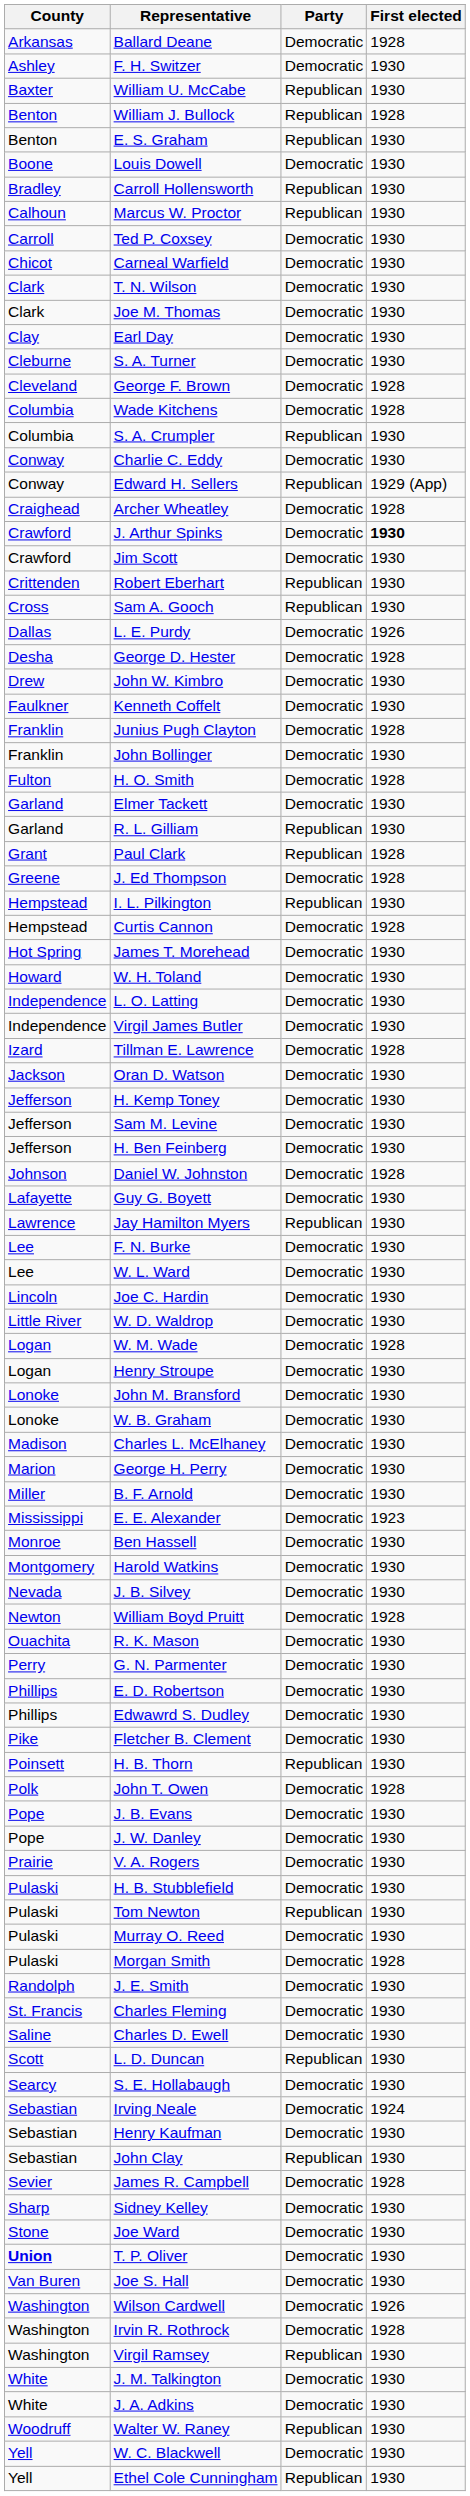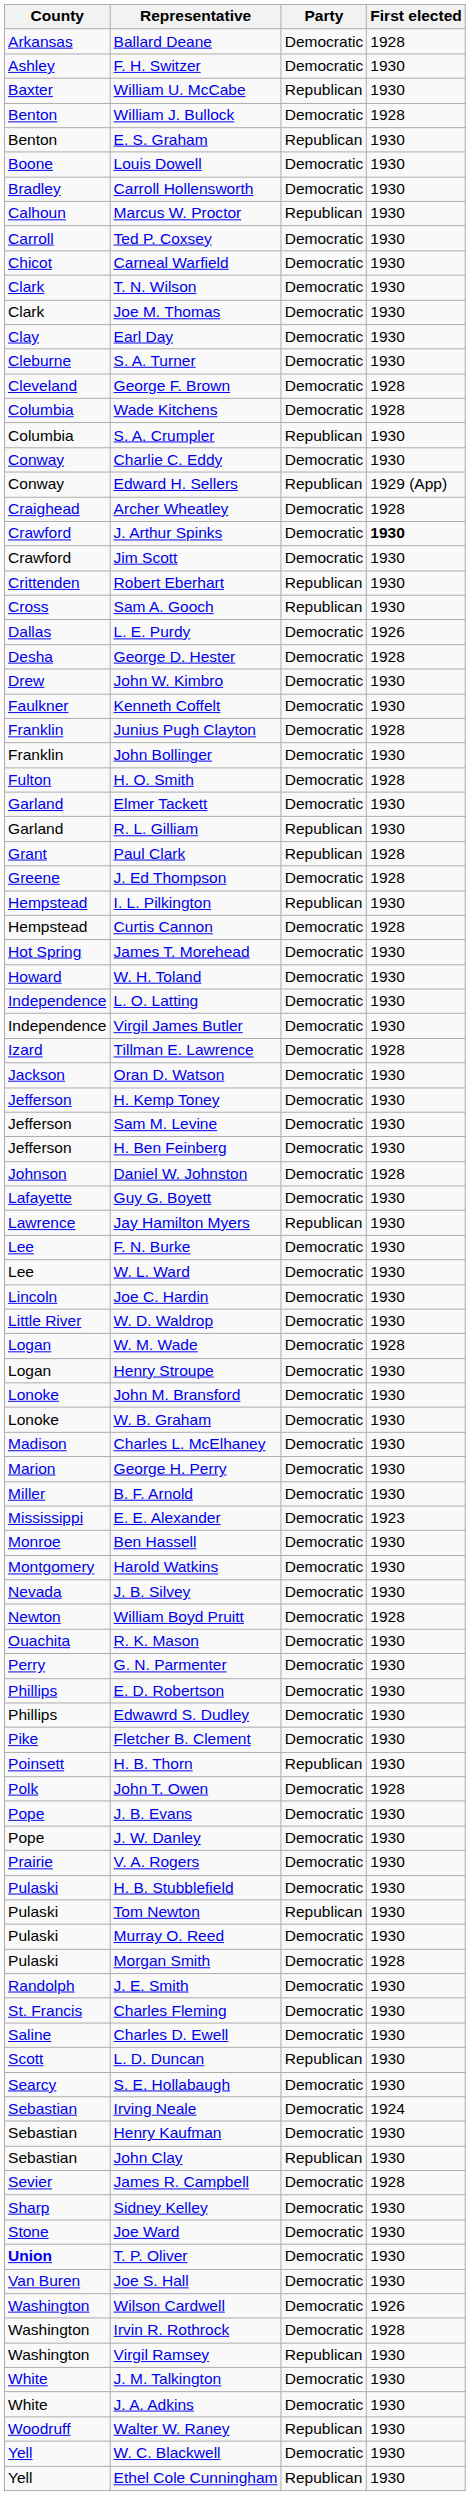(324, 115) Republican -> (324, 115) Democratic
(324, 189) Republican -> (324, 189) Democratic
